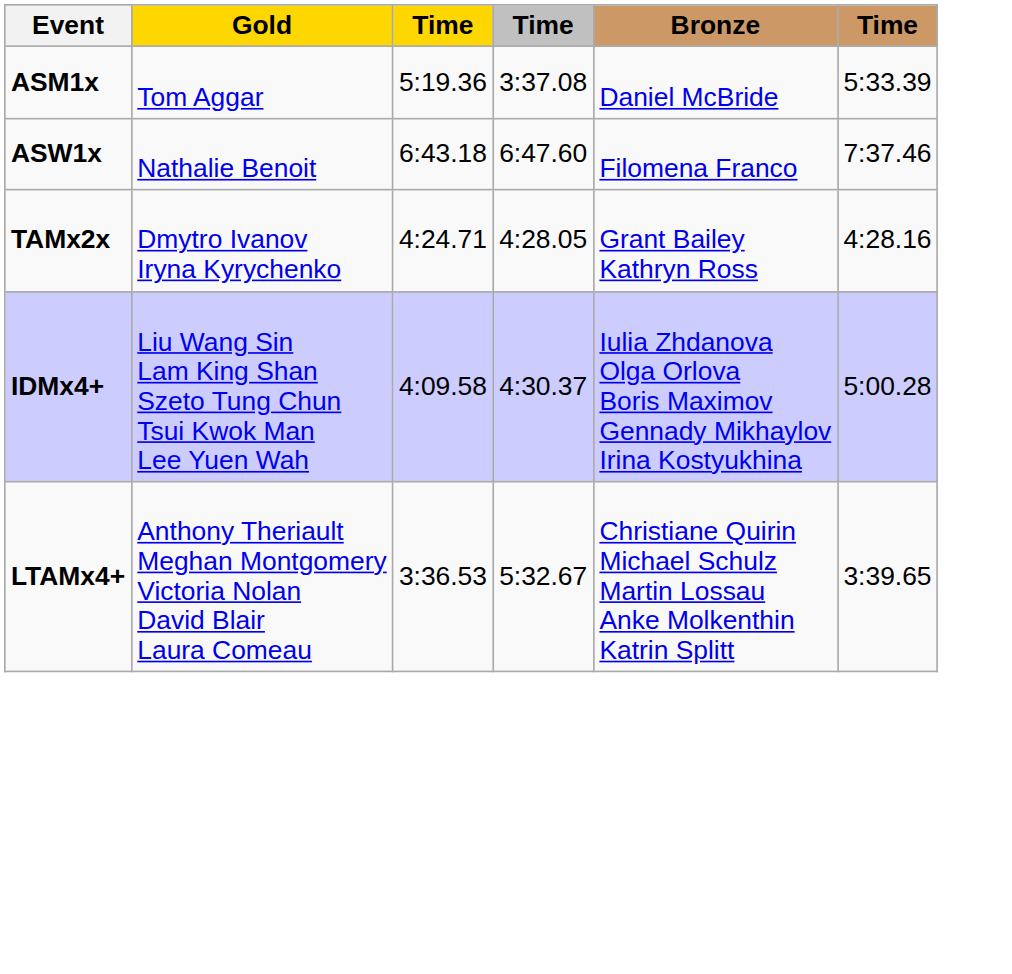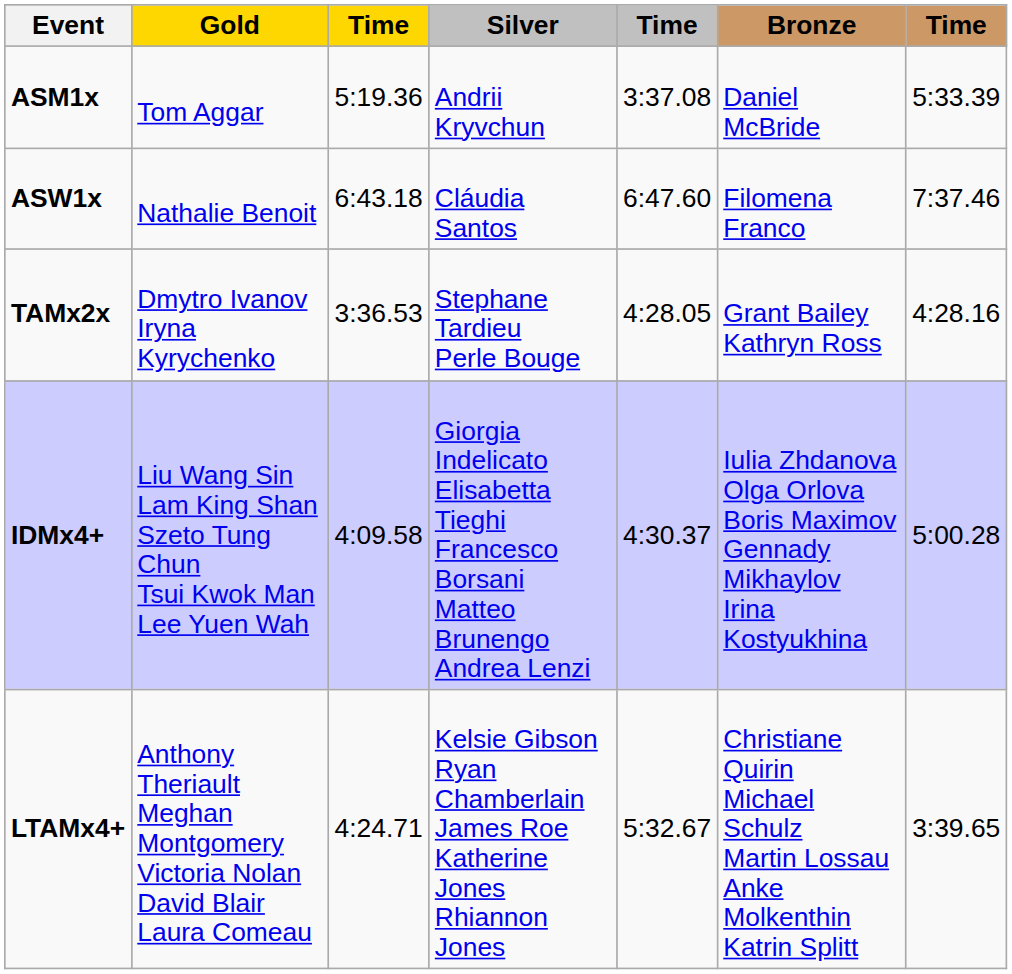+ column: (523, 25)
(443, 240) 4:24.71 -> (379, 314) 3:36.53
(443, 576) 3:36.53 -> (379, 828) 4:24.71
